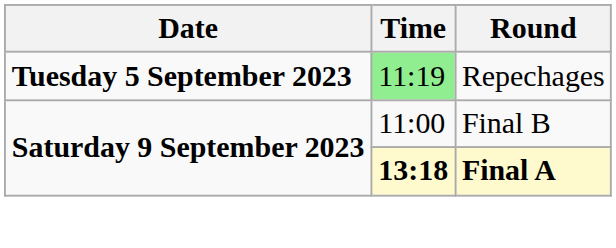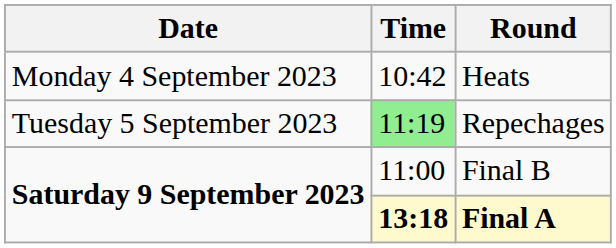+ row: (496, 75)
(182, 75) bold -> (175, 123) normal
